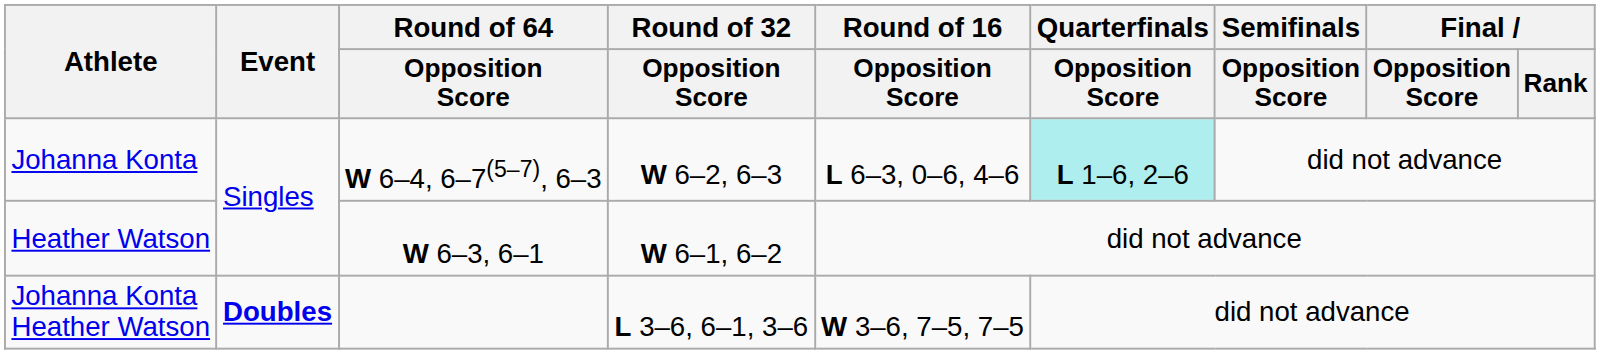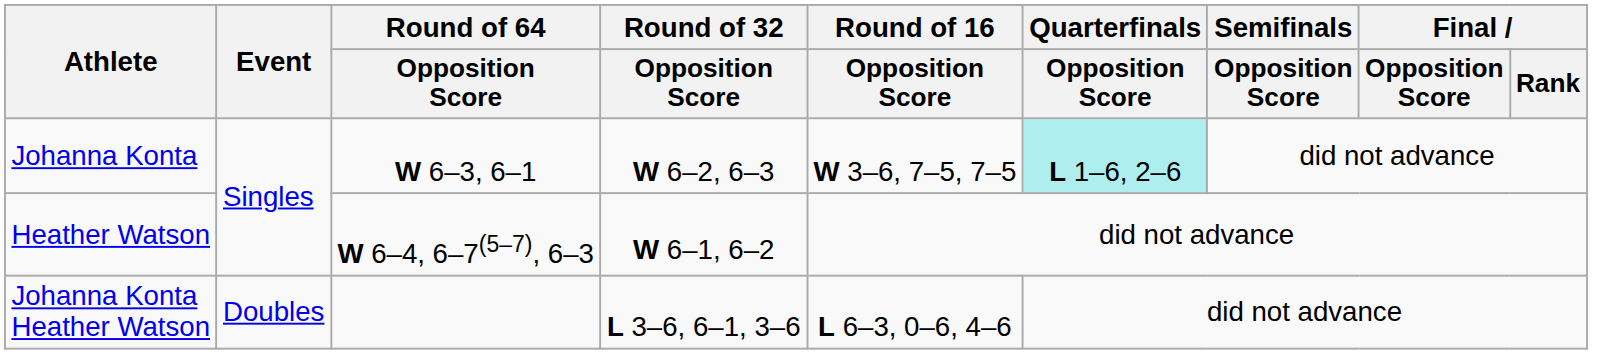(473, 175) W 6–4, 6–7(5–7), 6–3 -> (466, 172) W 6–3, 6–1
(922, 175) L 6–3, 0–6, 4–6 -> (915, 172) W 3–6, 7–5, 7–5
(473, 253) W 6–3, 6–1 -> (466, 250) W 6–4, 6–7(5–7), 6–3
(278, 312) bold -> (274, 312) normal
(923, 328) W 3–6, 7–5, 7–5 -> (915, 328) L 6–3, 0–6, 4–6
